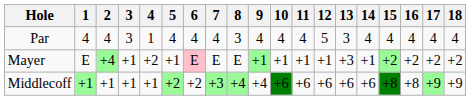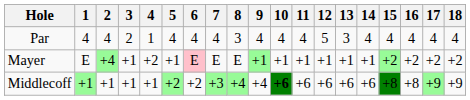(129, 38) 3 -> (129, 38) 2
(346, 60) +3 -> (346, 60) +1
(281, 83) normal -> (281, 83) bold
